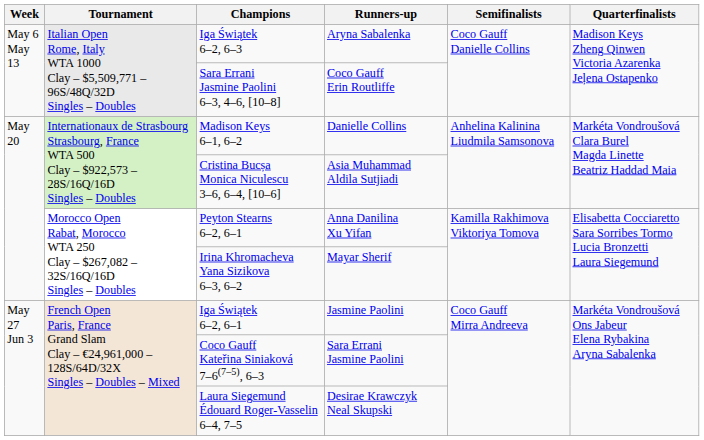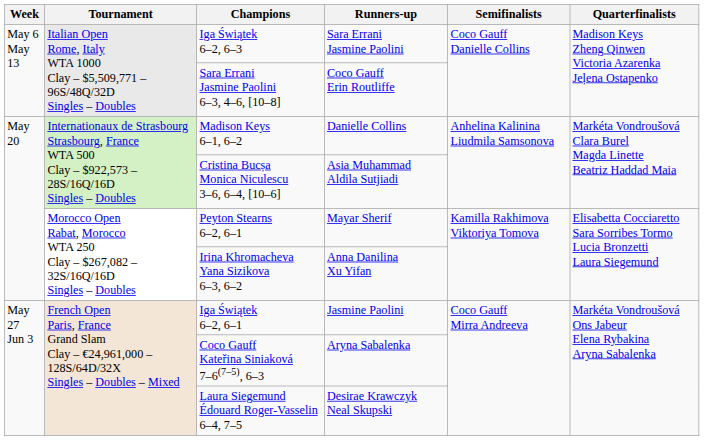(369, 34) Aryna Sabalenka -> (365, 41) Sara Errani Jasmine Paolini
(363, 226) Anna Danilina Xu Yifan -> (359, 218) Mayar Sherif
(359, 256) Mayar Sherif -> (363, 264) Anna Danilina Xu Yifan
(365, 352) Sara Errani Jasmine Paolini -> (369, 345) Aryna Sabalenka
